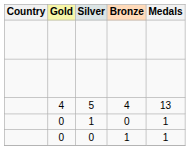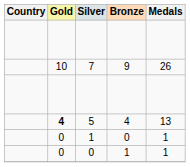+ row: (91, 67)
(61, 105) normal -> (61, 121) bold
